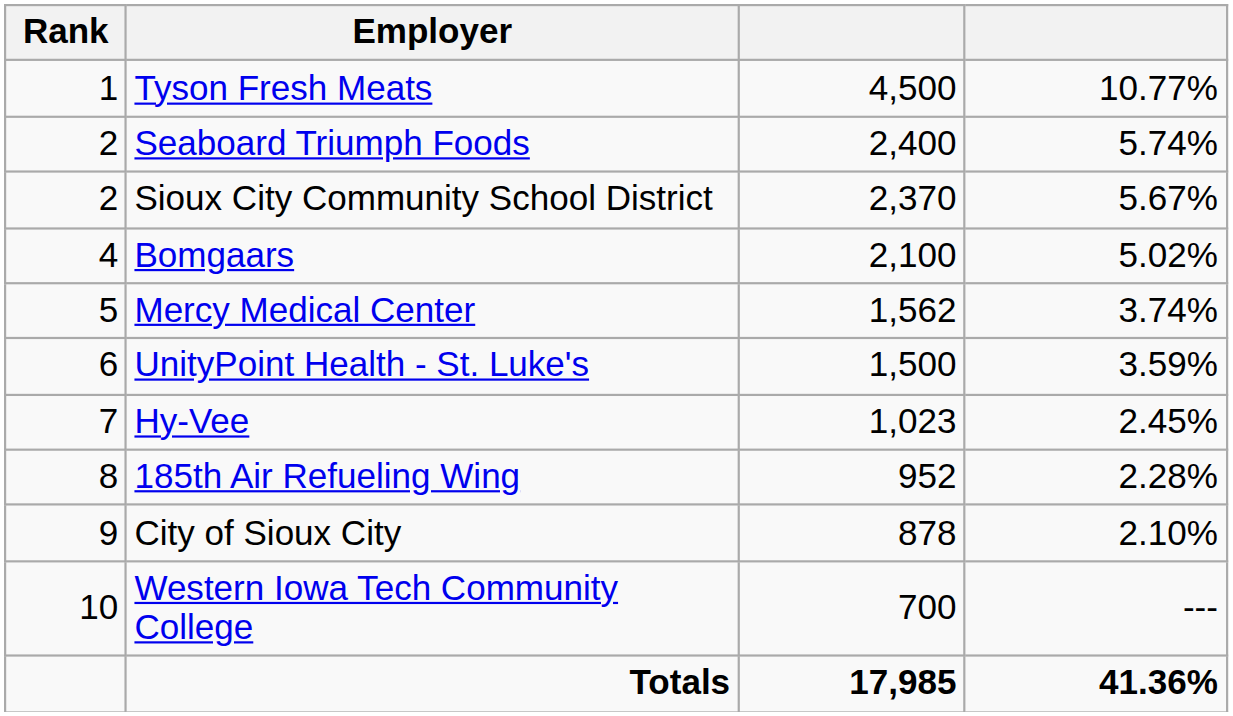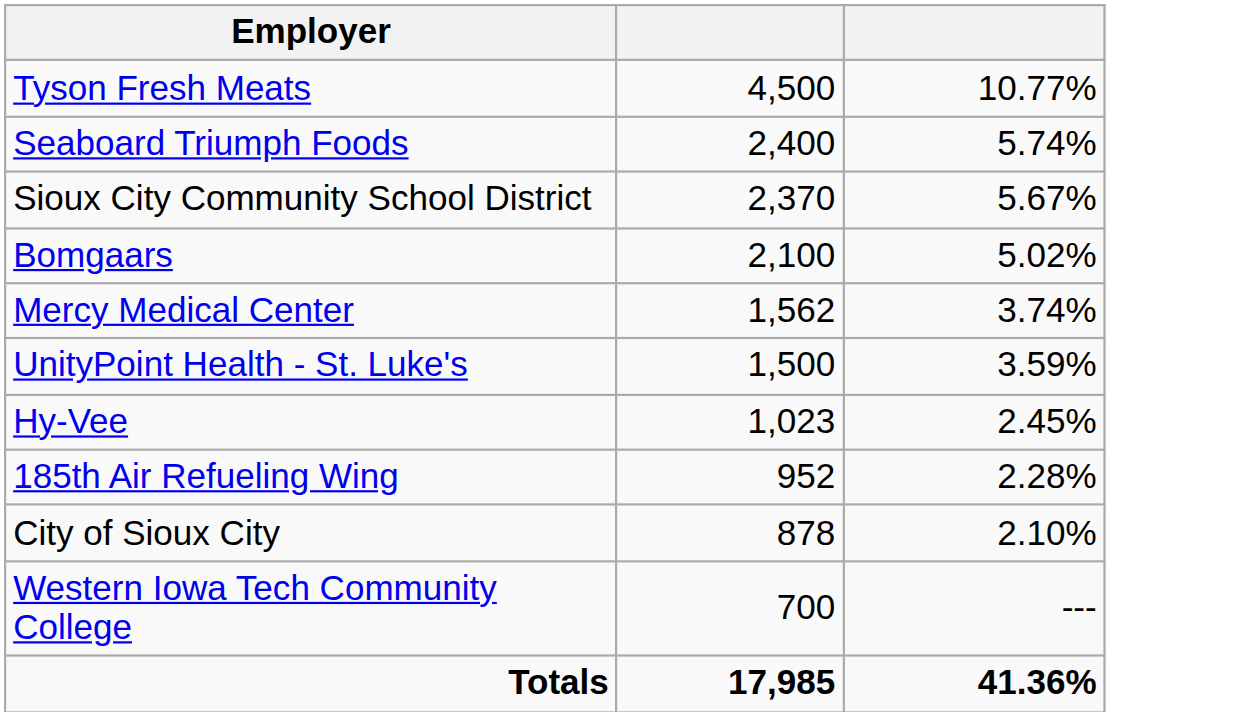- column: (66, 32)
